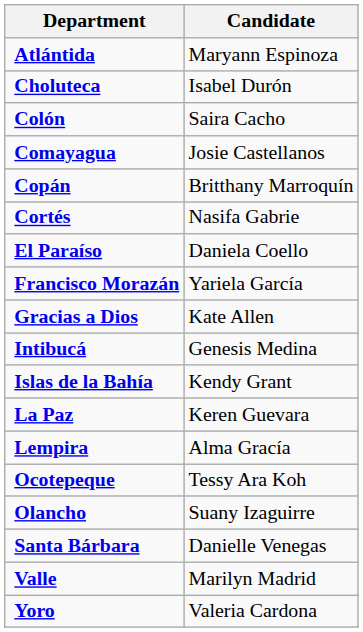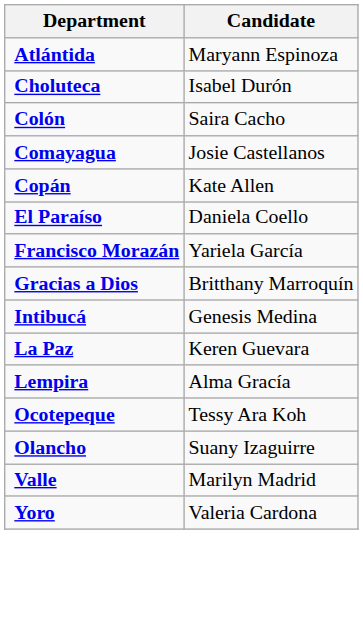(271, 185) Britthany Marroquín -> (231, 185) Kate Allen
- row: (40, 217)
(231, 316) Kate Allen -> (271, 283) Britthany Marroquín
- row: (81, 381)
- row: (74, 545)
